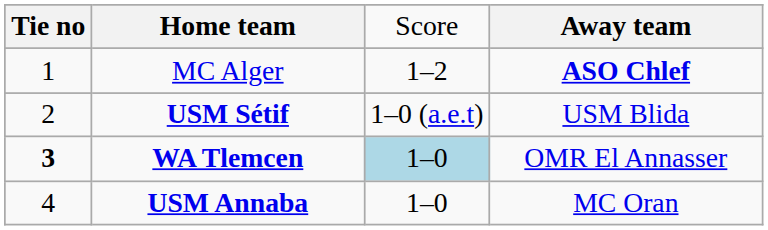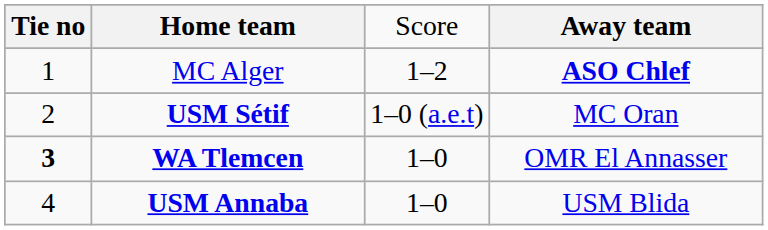(626, 114) USM Blida -> (626, 114) MC Oran
(427, 158) lightblue background -> (427, 158) no background
(626, 202) MC Oran -> (626, 202) USM Blida
